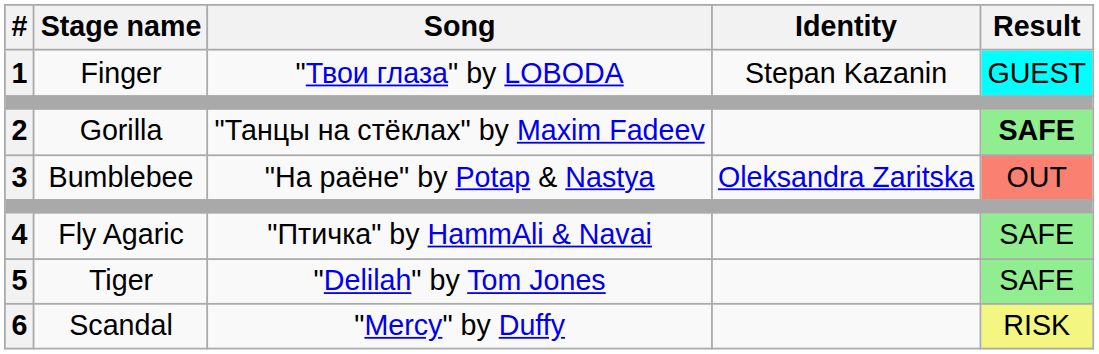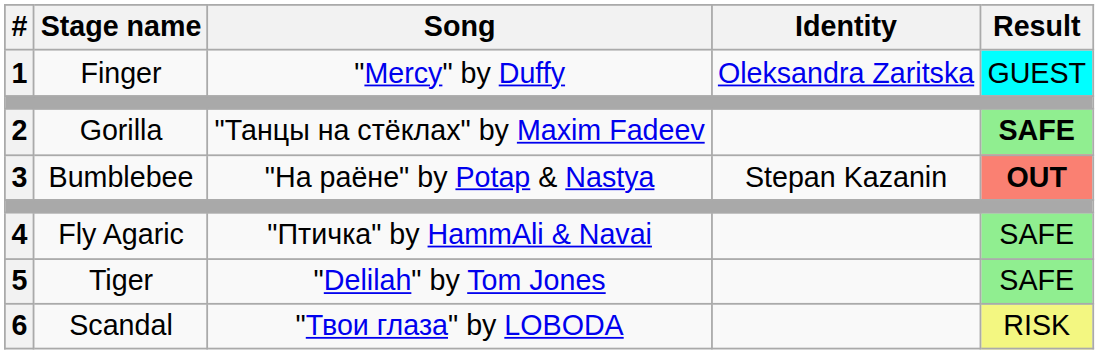(460, 72) "Твои глаза" by LOBODA -> (460, 72) "Mercy" by Duffy
(846, 72) Stepan Kazanin -> (846, 72) Oleksandra Zaritska
(846, 176) Oleksandra Zaritska -> (846, 176) Stepan Kazanin
(1037, 176) normal -> (1037, 176) bold
(460, 326) "Mercy" by Duffy -> (460, 326) "Твои глаза" by LOBODA
